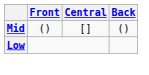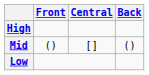+ row: (19, 29)
